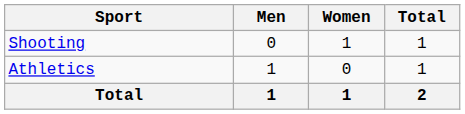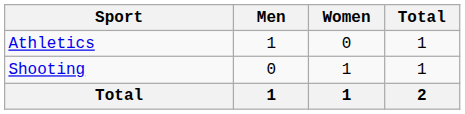rows swapped: (52, 70) <-> (47, 44)
